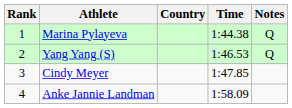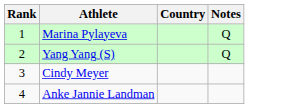- column: (230, 14)
